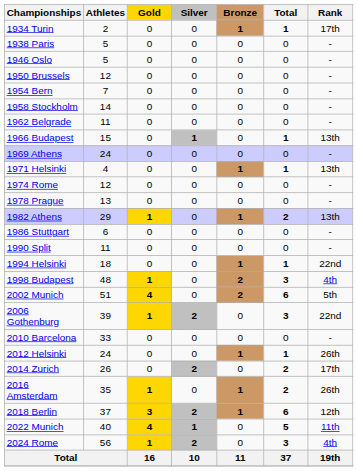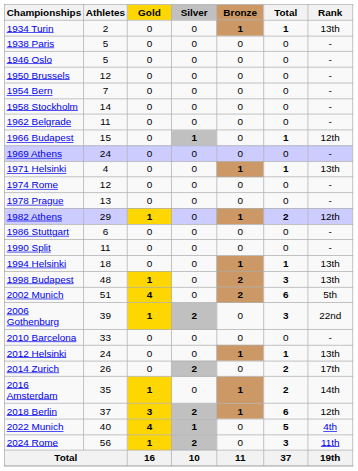(330, 28) 17th -> (330, 28) 13th
(330, 138) 13th -> (330, 138) 12th
(330, 217) 13th -> (330, 217) 12th
(330, 264) 22nd -> (330, 264) 13th
(330, 279) 4th -> (330, 279) 13th
(330, 353) 26th -> (330, 353) 13th
(330, 390) 26th -> (330, 390) 14th
(330, 427) 11th -> (330, 427) 4th
(330, 443) 4th -> (330, 443) 11th
